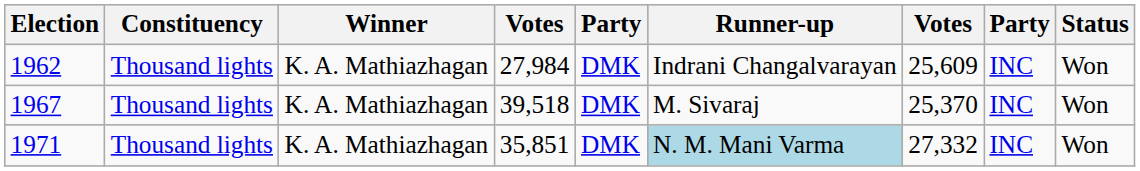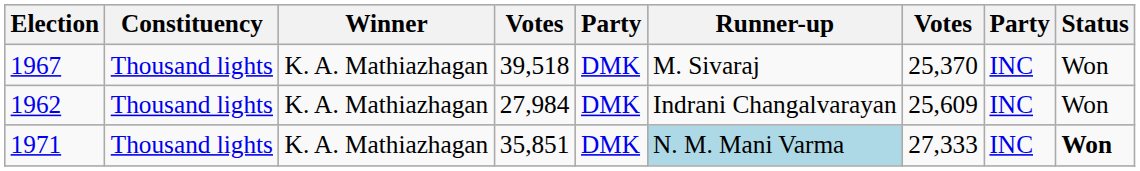rows swapped: (36, 64) <-> (36, 104)
(943, 144) 27,332 -> (943, 144) 27,333
(1085, 144) normal -> (1087, 144) bold
